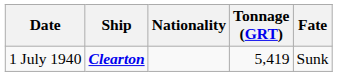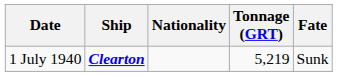(272, 58) 5,419 -> (272, 58) 5,219
